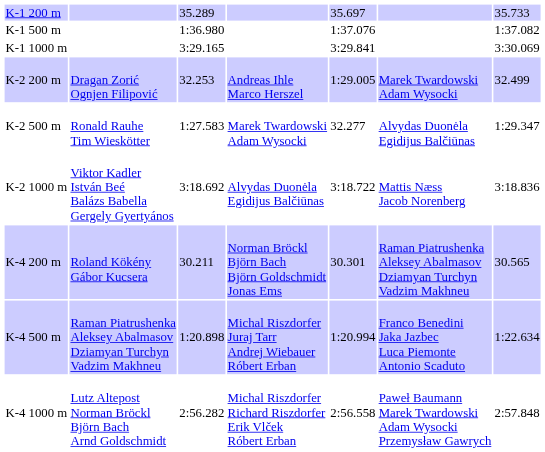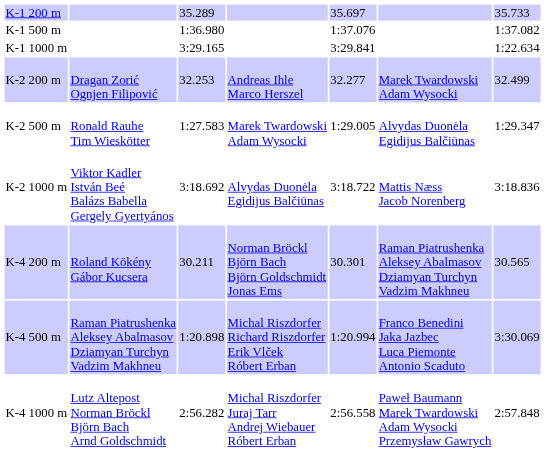(517, 47) 3:30.069 -> (517, 47) 1:22.634
(353, 79) 1:29.005 -> (348, 79) 32.277
(348, 126) 32.277 -> (353, 126) 1:29.005
(274, 344) Michal Riszdorfer Juraj Tarr Andrej Wiebauer Róbert Erban -> (276, 344) Michal Riszdorfer Richard Riszdorfer Erik Vlček Róbert Erban
(517, 337) 1:22.634 -> (517, 337) 3:30.069
(276, 419) Michal Riszdorfer Richard Riszdorfer Erik Vlček Róbert Erban -> (274, 419) Michal Riszdorfer Juraj Tarr Andrej Wiebauer Róbert Erban
